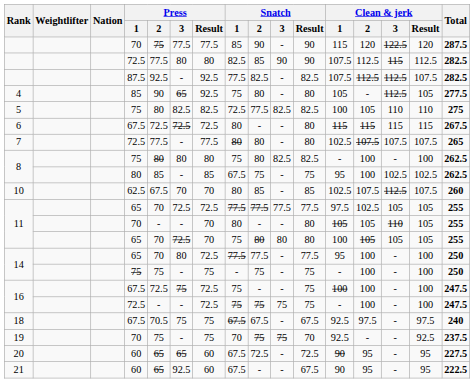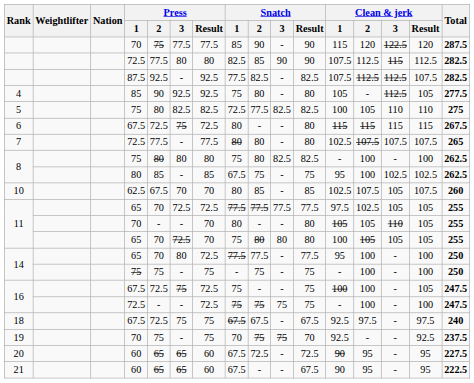(181, 93) 65 -> (181, 93) 92.5
(181, 126) 72.5 -> (181, 126) 75
(395, 191) 112.5 -> (395, 191) 105
(425, 288) 100 -> (425, 288) 105
(159, 321) 70.5 -> (159, 321) 72.5
(181, 369) 92.5 -> (181, 369) 65
